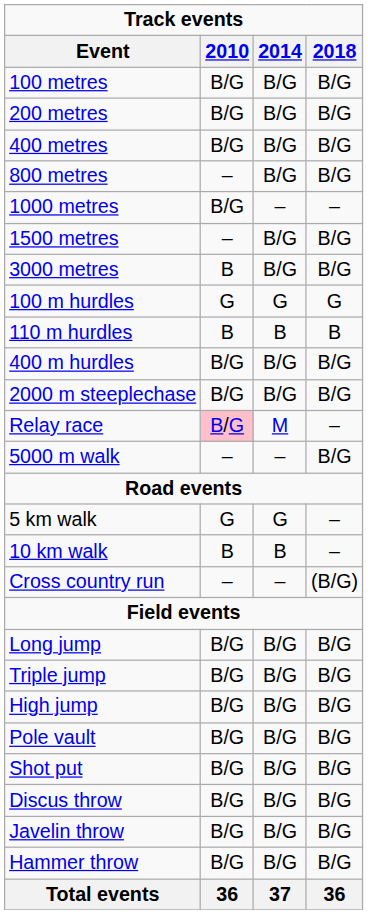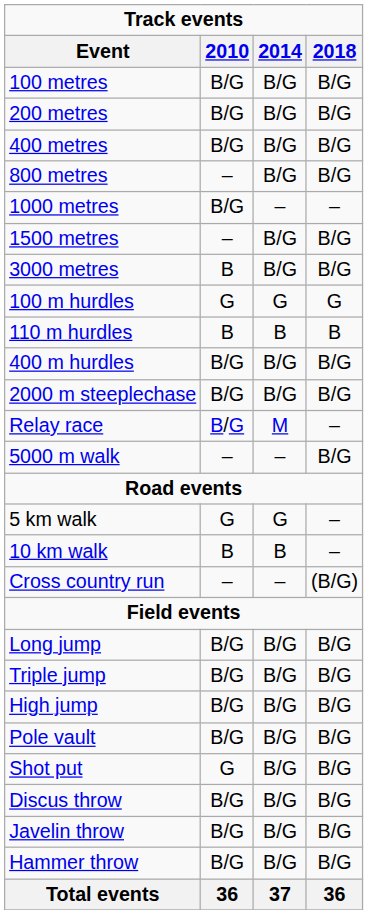(227, 425) pink background -> (227, 425) no background
(227, 769) B/G -> (227, 769) G
